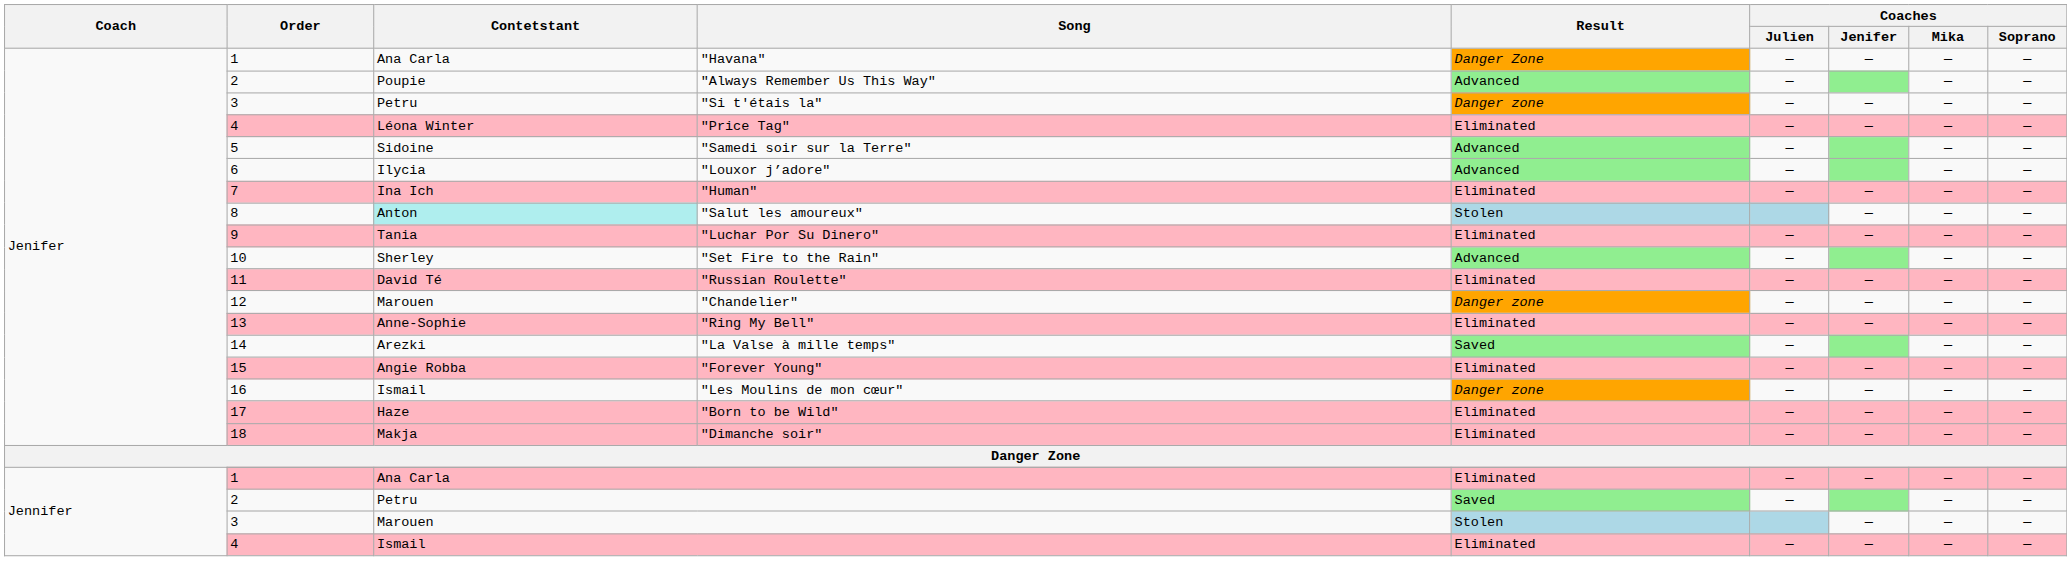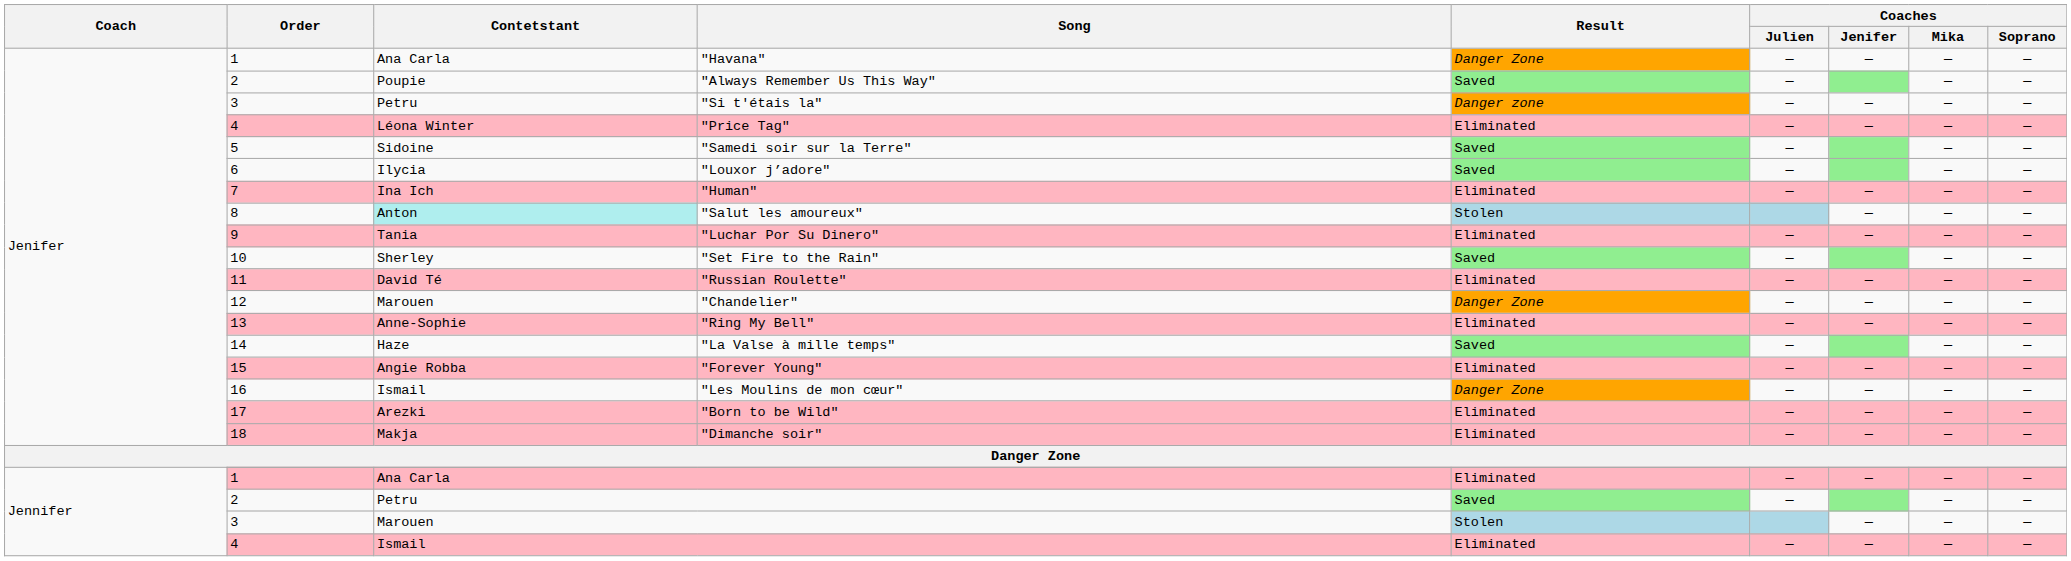(1487, 82) Advanced -> (1475, 82) Saved
(1487, 148) Advanced -> (1475, 148) Saved
(1487, 170) Advanced -> (1475, 170) Saved
(1487, 258) Advanced -> (1475, 258) Saved
(1499, 302) Danger zone -> (1499, 302) Danger Zone
(401, 346) Arezki -> (393, 346) Haze
(1499, 390) Danger zone -> (1499, 390) Danger Zone
(393, 412) Haze -> (401, 412) Arezki
